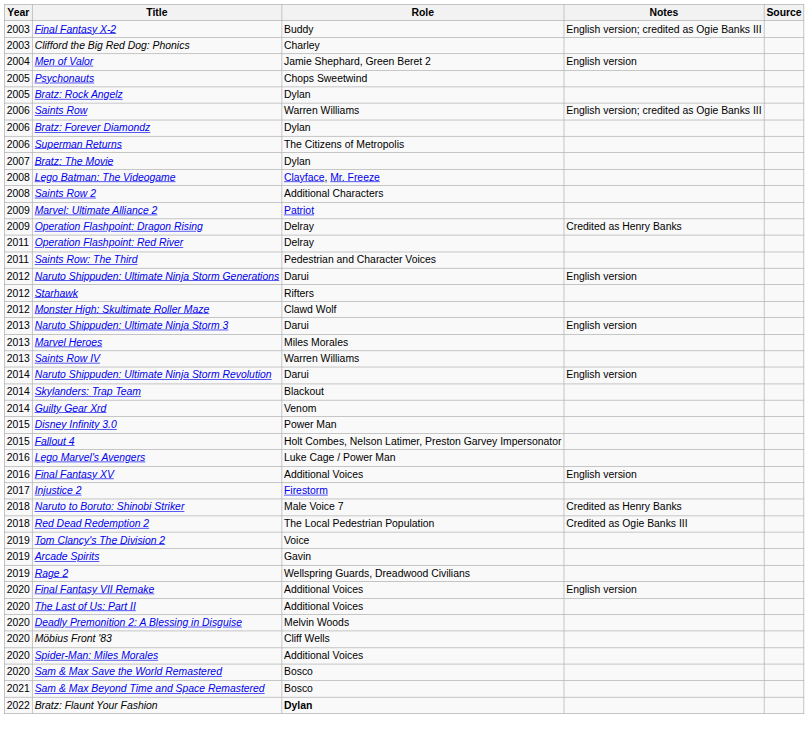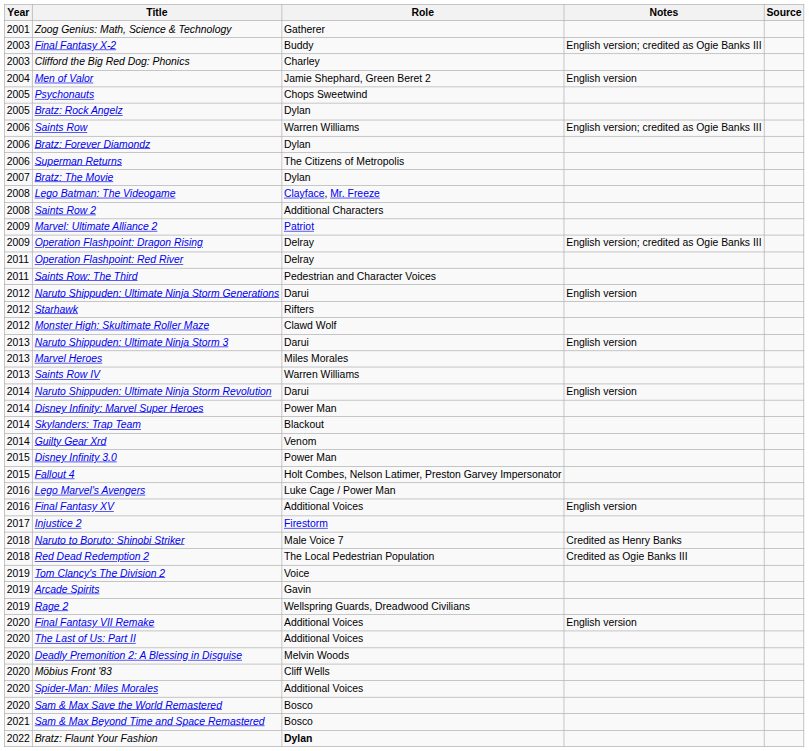+ row: (133, 29)
(624, 227) Credited as Henry Banks -> (664, 243) English version; credited as Ogie Banks III
+ row: (119, 408)
